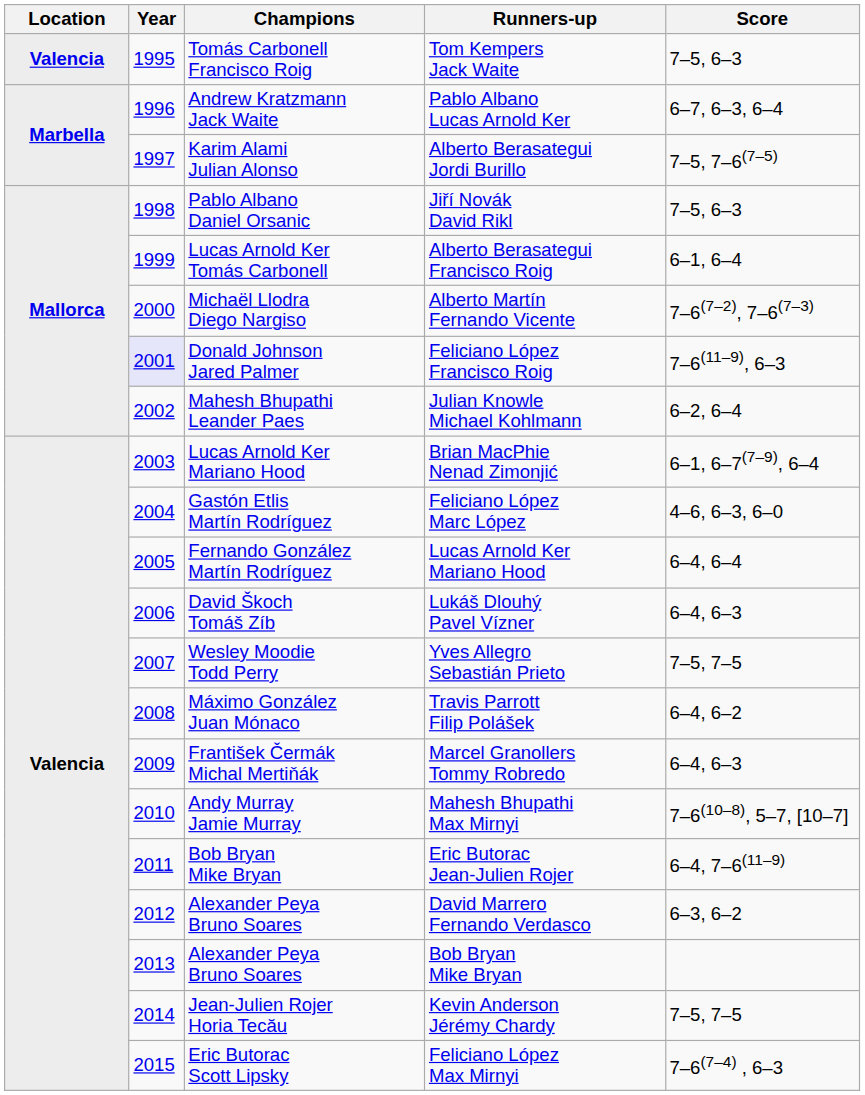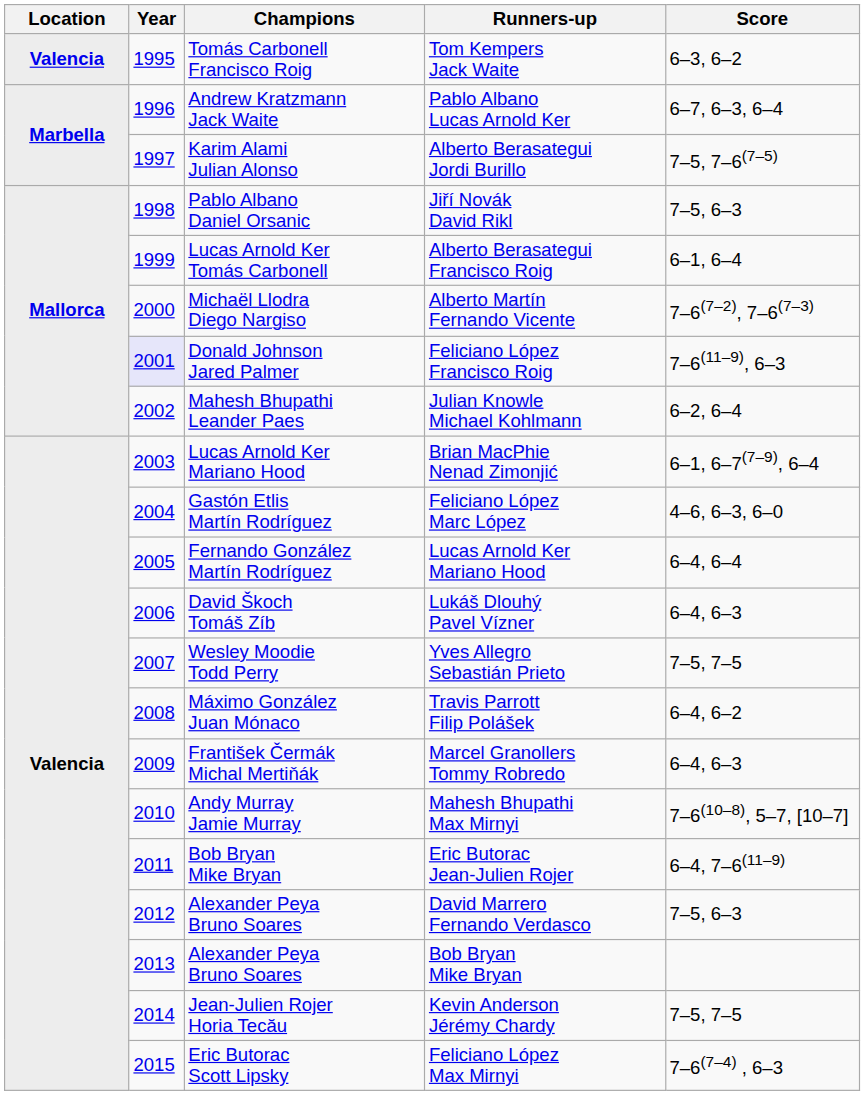(706, 59) 7–5, 6–3 -> (706, 59) 6–3, 6–2
(706, 914) 6–3, 6–2 -> (706, 914) 7–5, 6–3
